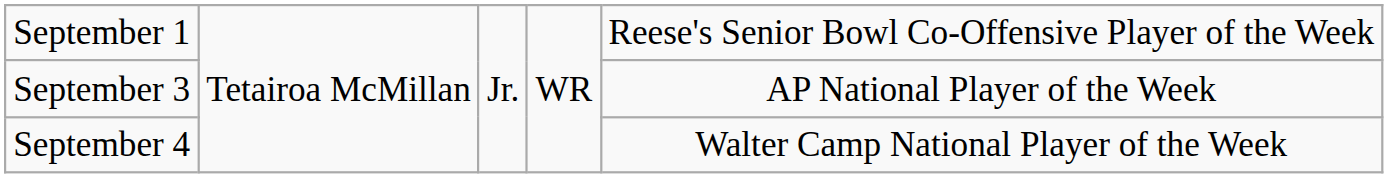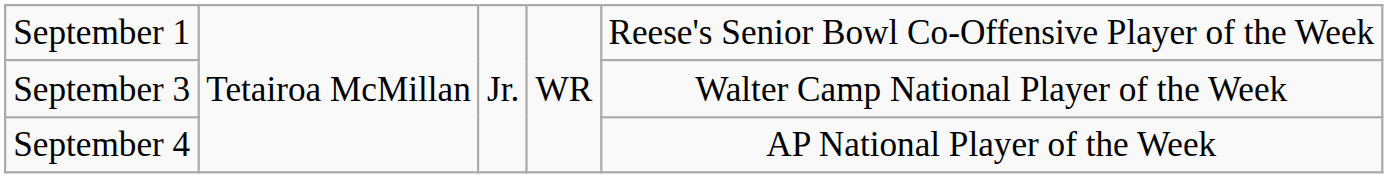(991, 88) AP National Player of the Week -> (991, 88) Walter Camp National Player of the Week
(991, 144) Walter Camp National Player of the Week -> (991, 144) AP National Player of the Week
